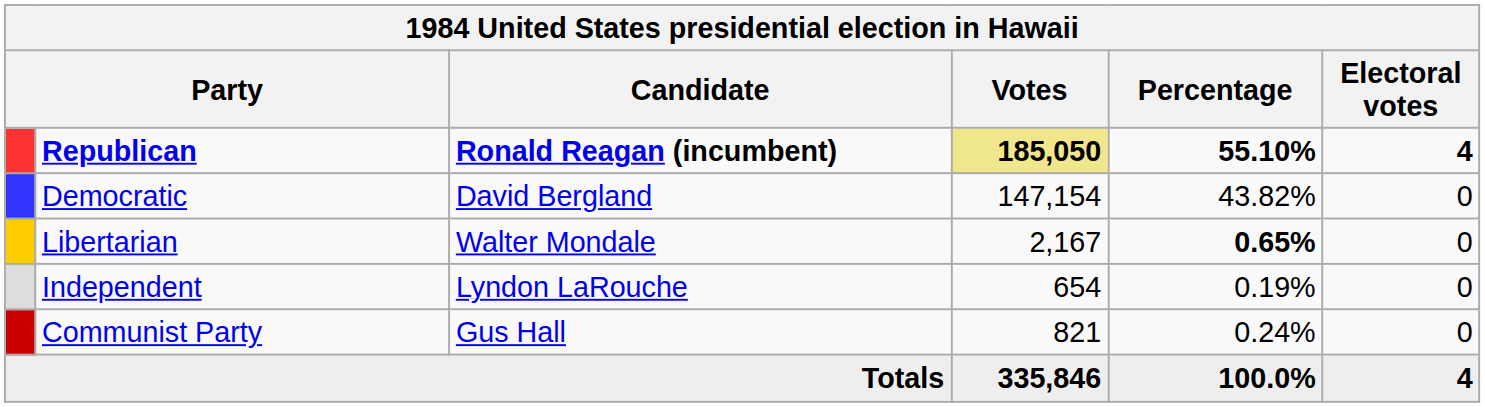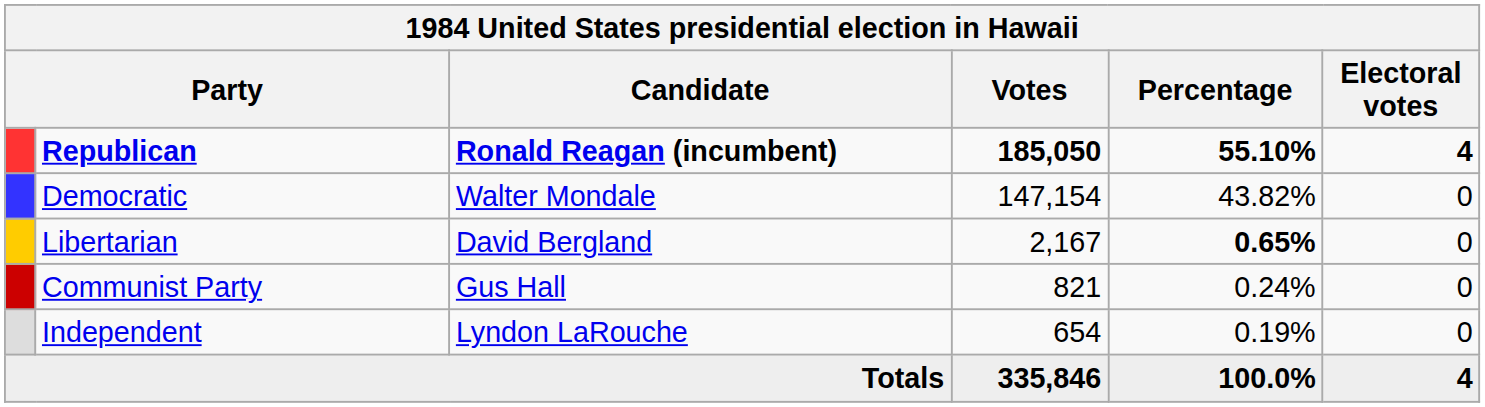(1049, 151) khaki background -> (1049, 151) no background
(554, 196) David Bergland -> (556, 196) Walter Mondale
(556, 242) Walter Mondale -> (554, 242) David Bergland
rows swapped: (152, 333) <-> (122, 287)
